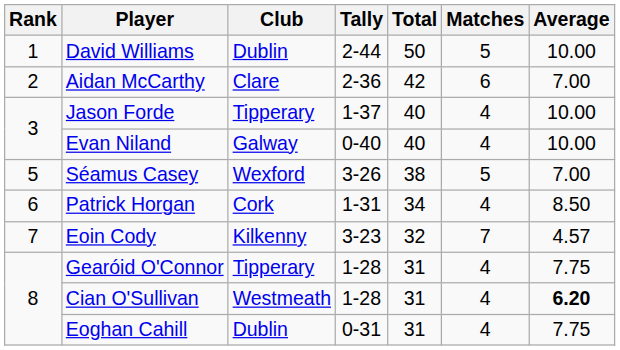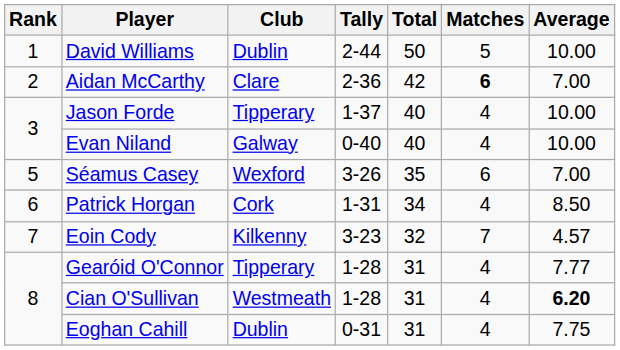(485, 81) normal -> (485, 81) bold
(415, 174) 38 -> (415, 174) 35
(485, 174) 5 -> (485, 174) 6
(571, 267) 7.75 -> (571, 267) 7.77
